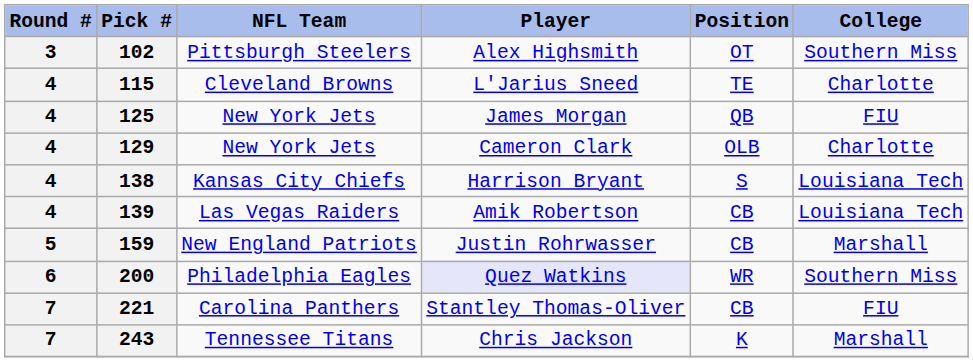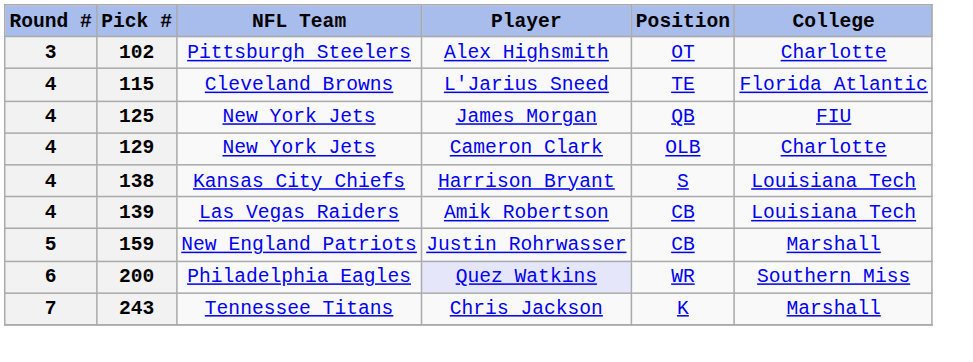(881, 53) Southern Miss -> (834, 53) Charlotte
(881, 85) Charlotte -> (834, 85) Florida Atlantic
- row: (137, 309)
